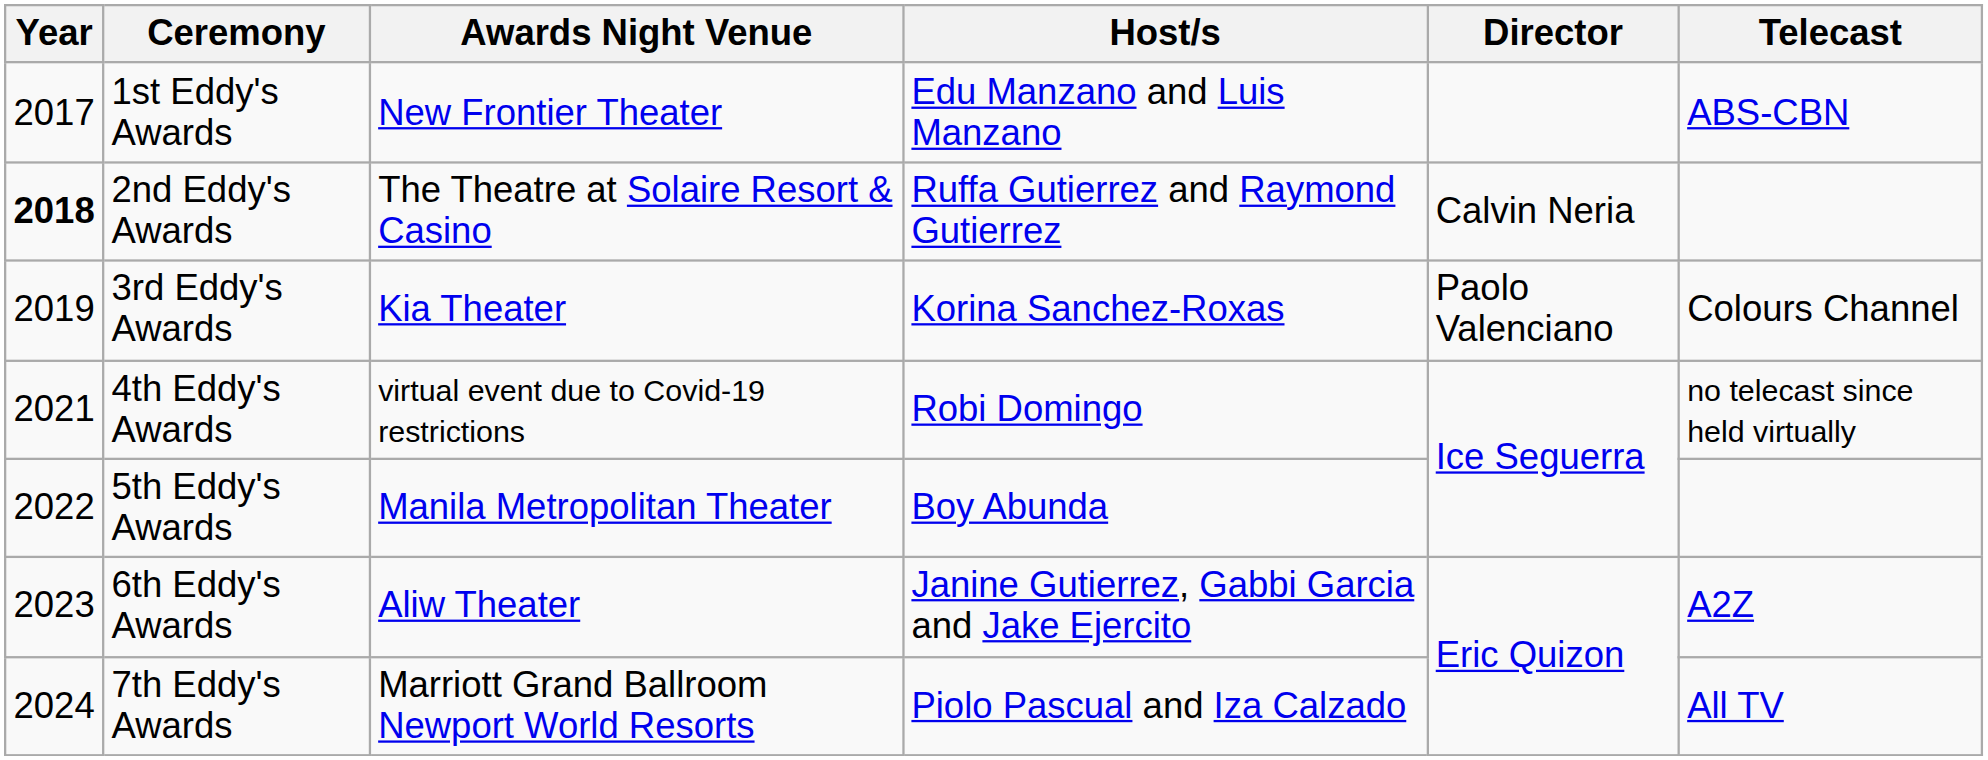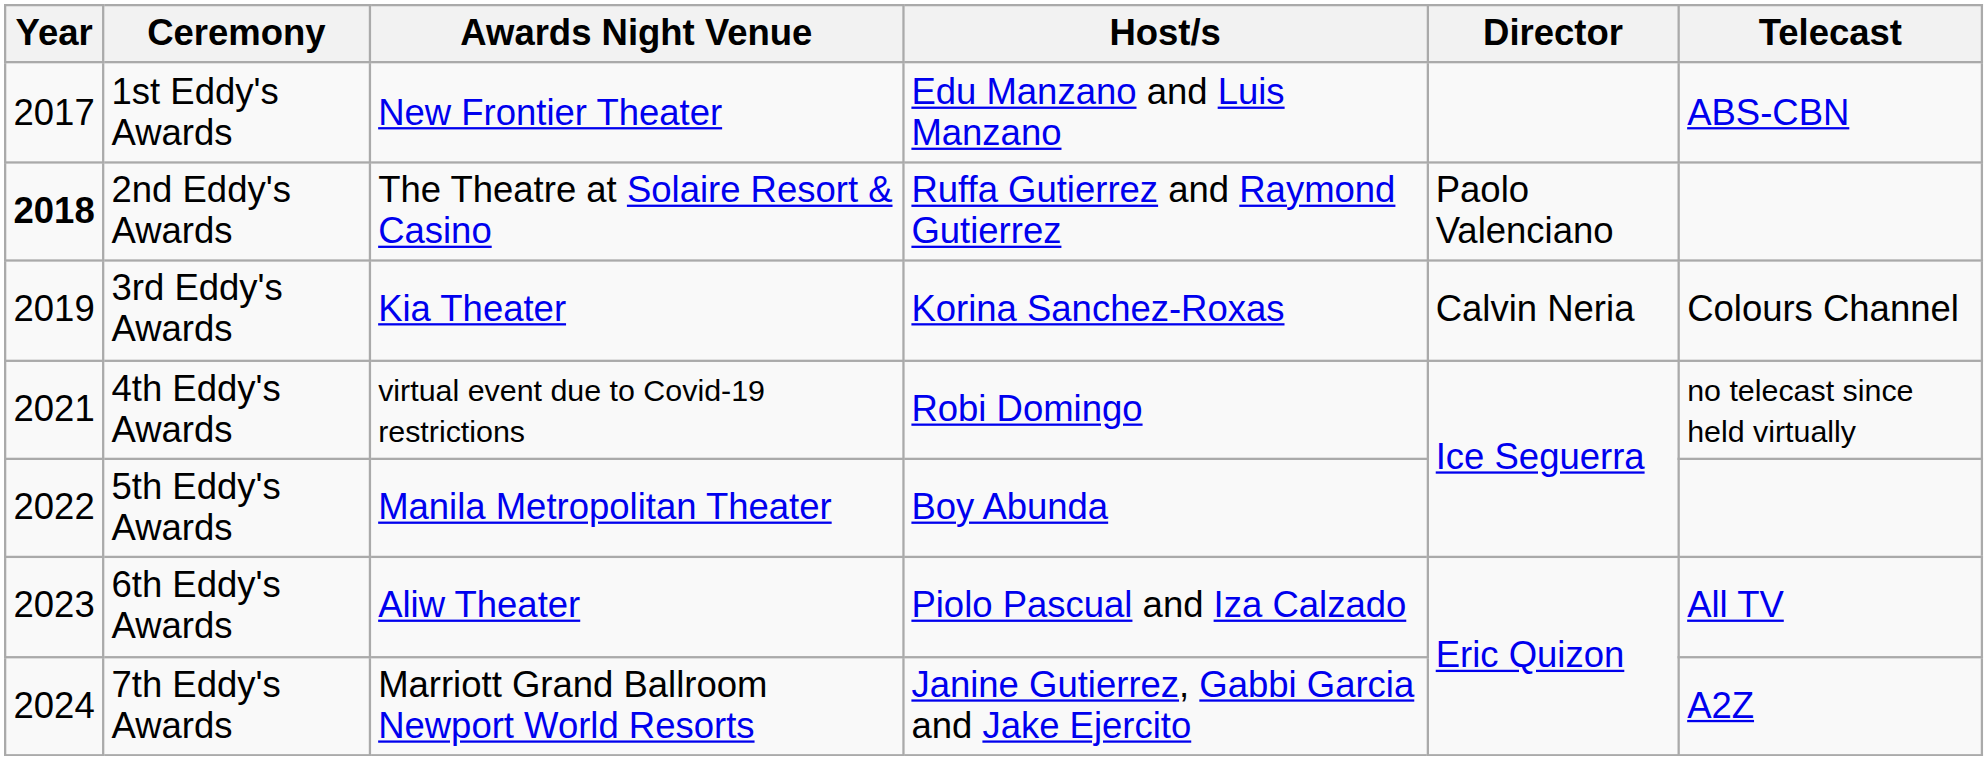(1535, 210) Calvin Neria -> (1525, 210) Paolo Valenciano
(1525, 309) Paolo Valenciano -> (1535, 309) Calvin Neria
(1163, 606) Janine Gutierrez, Gabbi Garcia and Jake Ejercito -> (1159, 606) Piolo Pascual and Iza Calzado
(1721, 606) A2Z -> (1735, 606) All TV
(1159, 705) Piolo Pascual and Iza Calzado -> (1163, 705) Janine Gutierrez, Gabbi Garcia and Jake Ejercito
(1735, 705) All TV -> (1721, 705) A2Z
